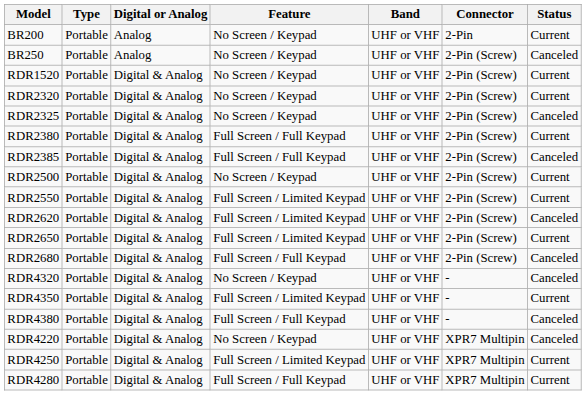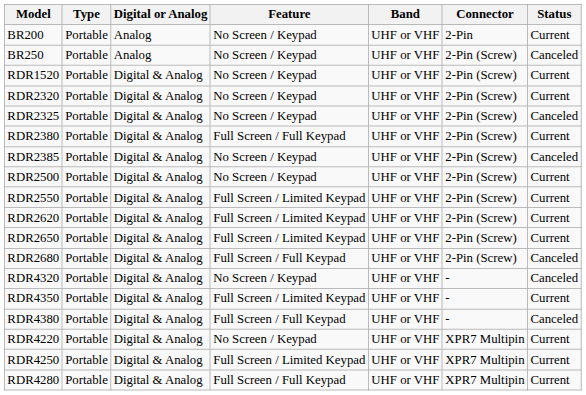(279, 156) Full Screen / Full Keypad -> (265, 156) No Screen / Keypad
(554, 217) Canceled -> (550, 217) Current
(554, 339) Canceled -> (550, 339) Current
